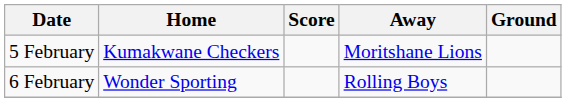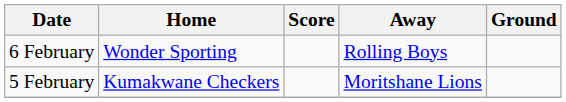rows swapped: (52, 50) <-> (52, 81)
